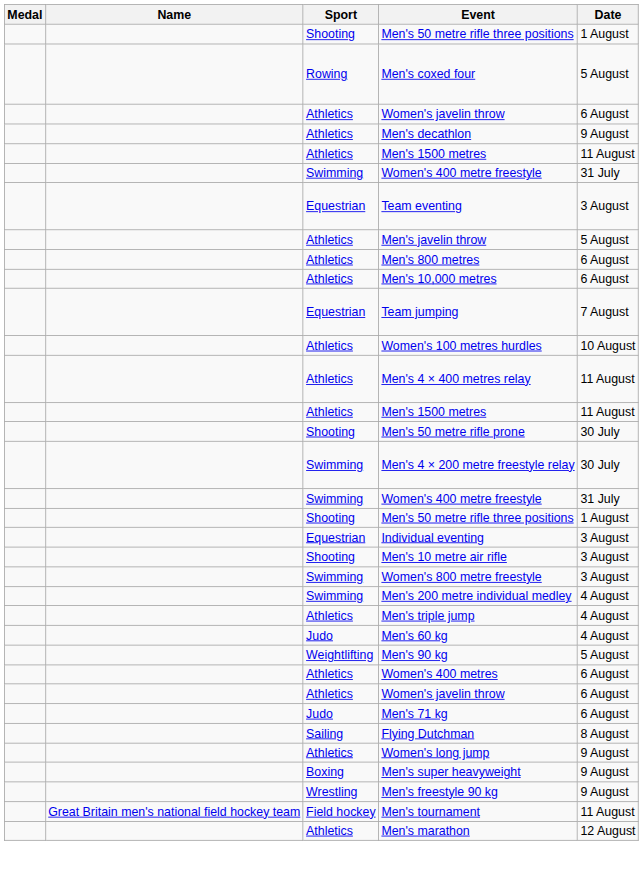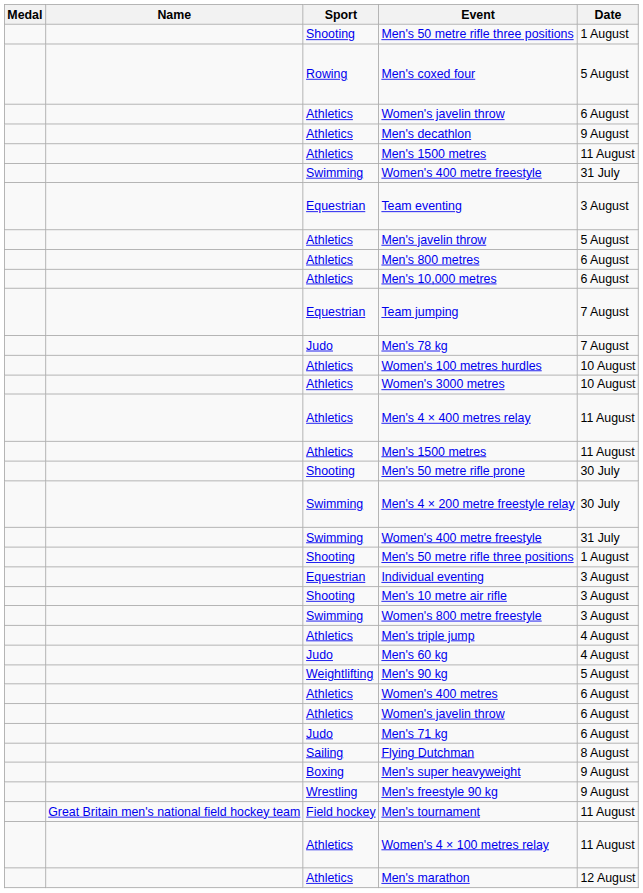+ row: (320, 346)
+ row: (329, 385)
- row: (335, 596)
- row: (329, 753)
+ row: (329, 845)
